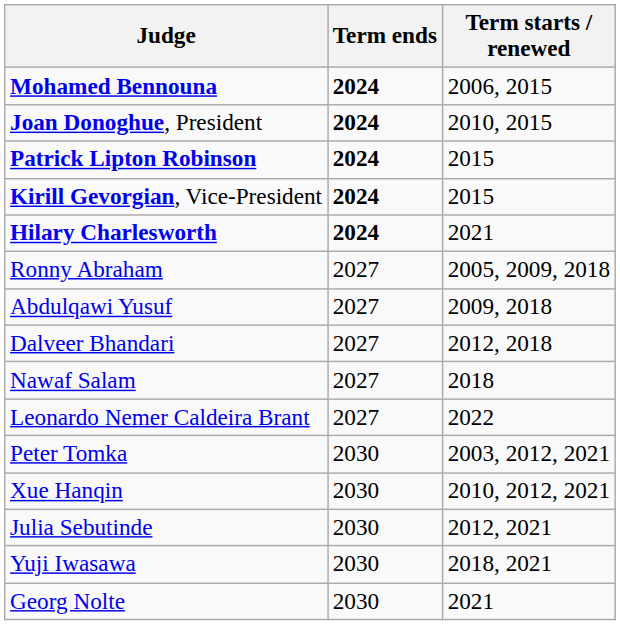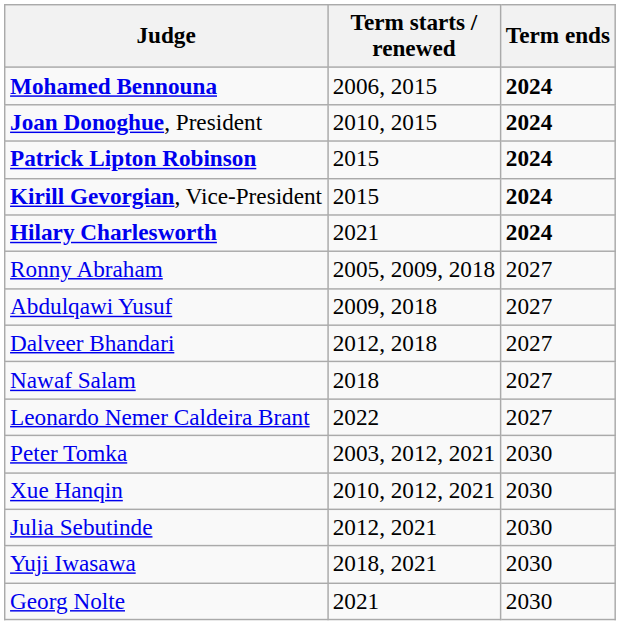columns swapped: (529, 35) <-> (385, 35)
